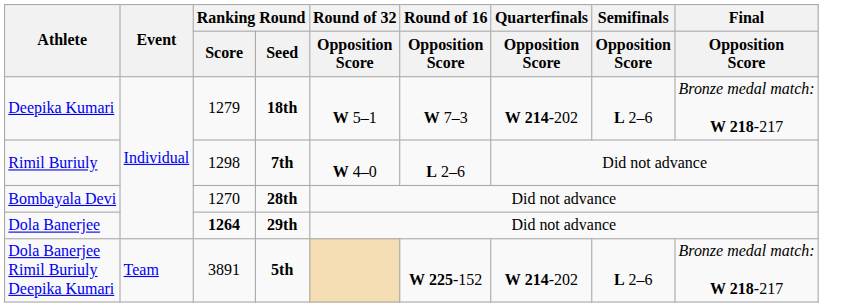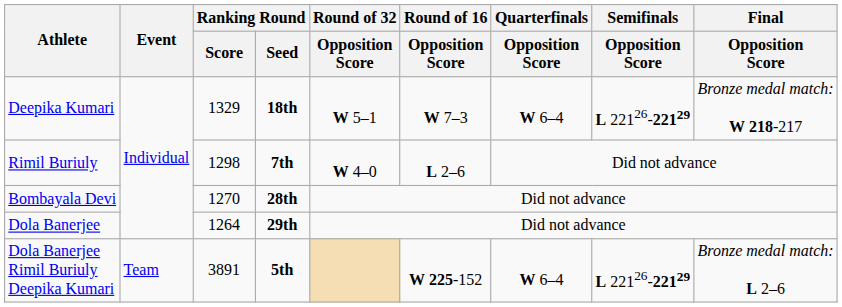(224, 108) 1279 -> (224, 108) 1329
(541, 117) W 214-202 -> (541, 117) W 6–4
(633, 117) L 2–6 -> (643, 117) L 22126-22129
(224, 225) bold -> (224, 225) normal
(541, 280) W 214-202 -> (541, 280) W 6–4
(633, 280) L 2–6 -> (643, 280) L 22126-22129
(747, 270) Bronze medal match: W 218-217 -> (766, 270) Bronze medal match: L 2–6
